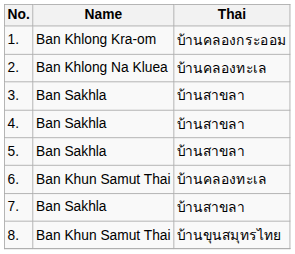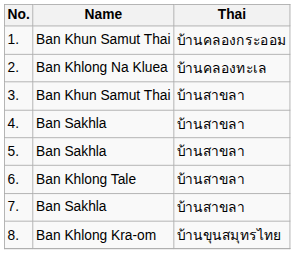(96, 40) Ban Khlong Kra-om -> (103, 40) Ban Khun Samut Thai
(71, 95) Ban Sakhla -> (103, 95) Ban Khun Samut Thai
(103, 179) Ban Khun Samut Thai -> (86, 179) Ban Khlong Tale
(222, 179) บ้านคลองทะเล -> (211, 179) บ้านสาขลา
(103, 235) Ban Khun Samut Thai -> (96, 235) Ban Khlong Kra-om
